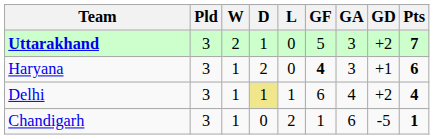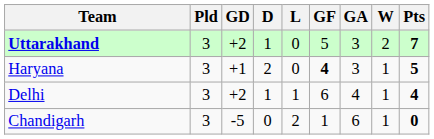columns swapped: (236, 17) <-> (384, 17)
(414, 69) 6 -> (414, 69) 5
(264, 95) khaki background -> (268, 95) no background
(414, 120) 1 -> (414, 120) 0
